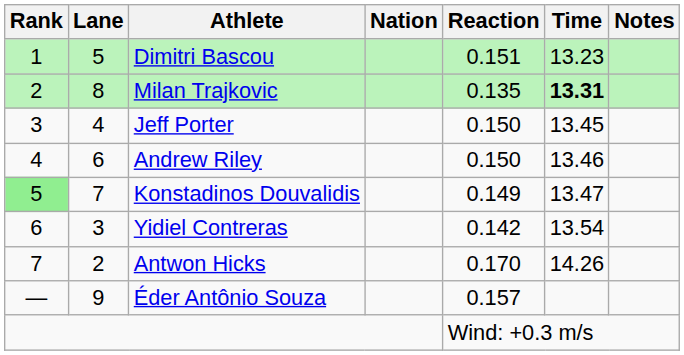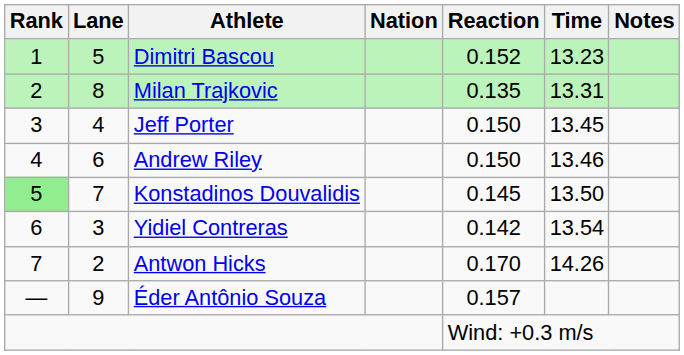(494, 56) 0.151 -> (494, 56) 0.152
(577, 90) bold -> (577, 90) normal
(494, 194) 0.149 -> (494, 194) 0.145
(577, 194) 13.47 -> (577, 194) 13.50
